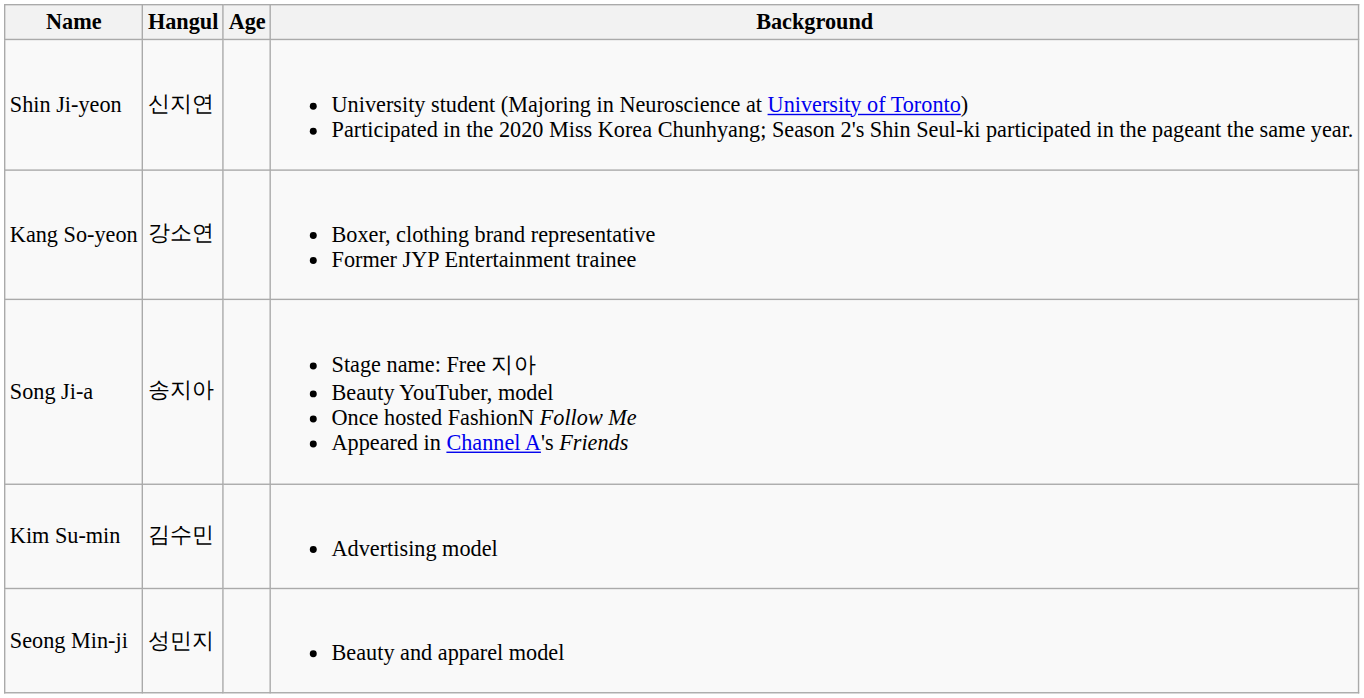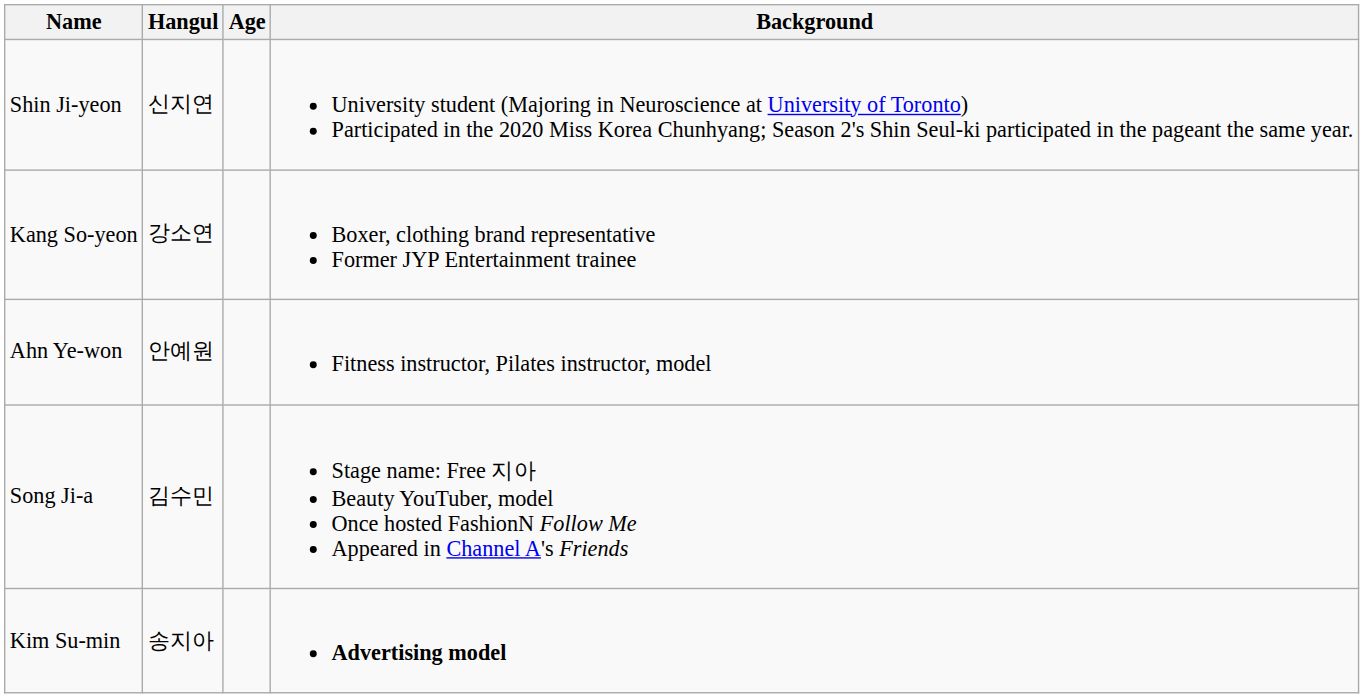+ row: (66, 351)
(181, 390) 송지아 -> (181, 495) 김수민
(181, 535) 김수민 -> (181, 639) 송지아
(815, 548) normal -> (815, 653) bold
- row: (69, 640)
